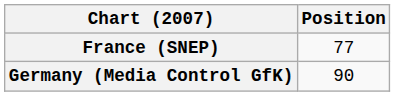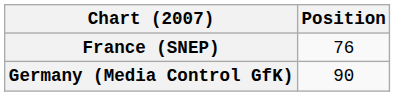(344, 48) 77 -> (344, 48) 76
